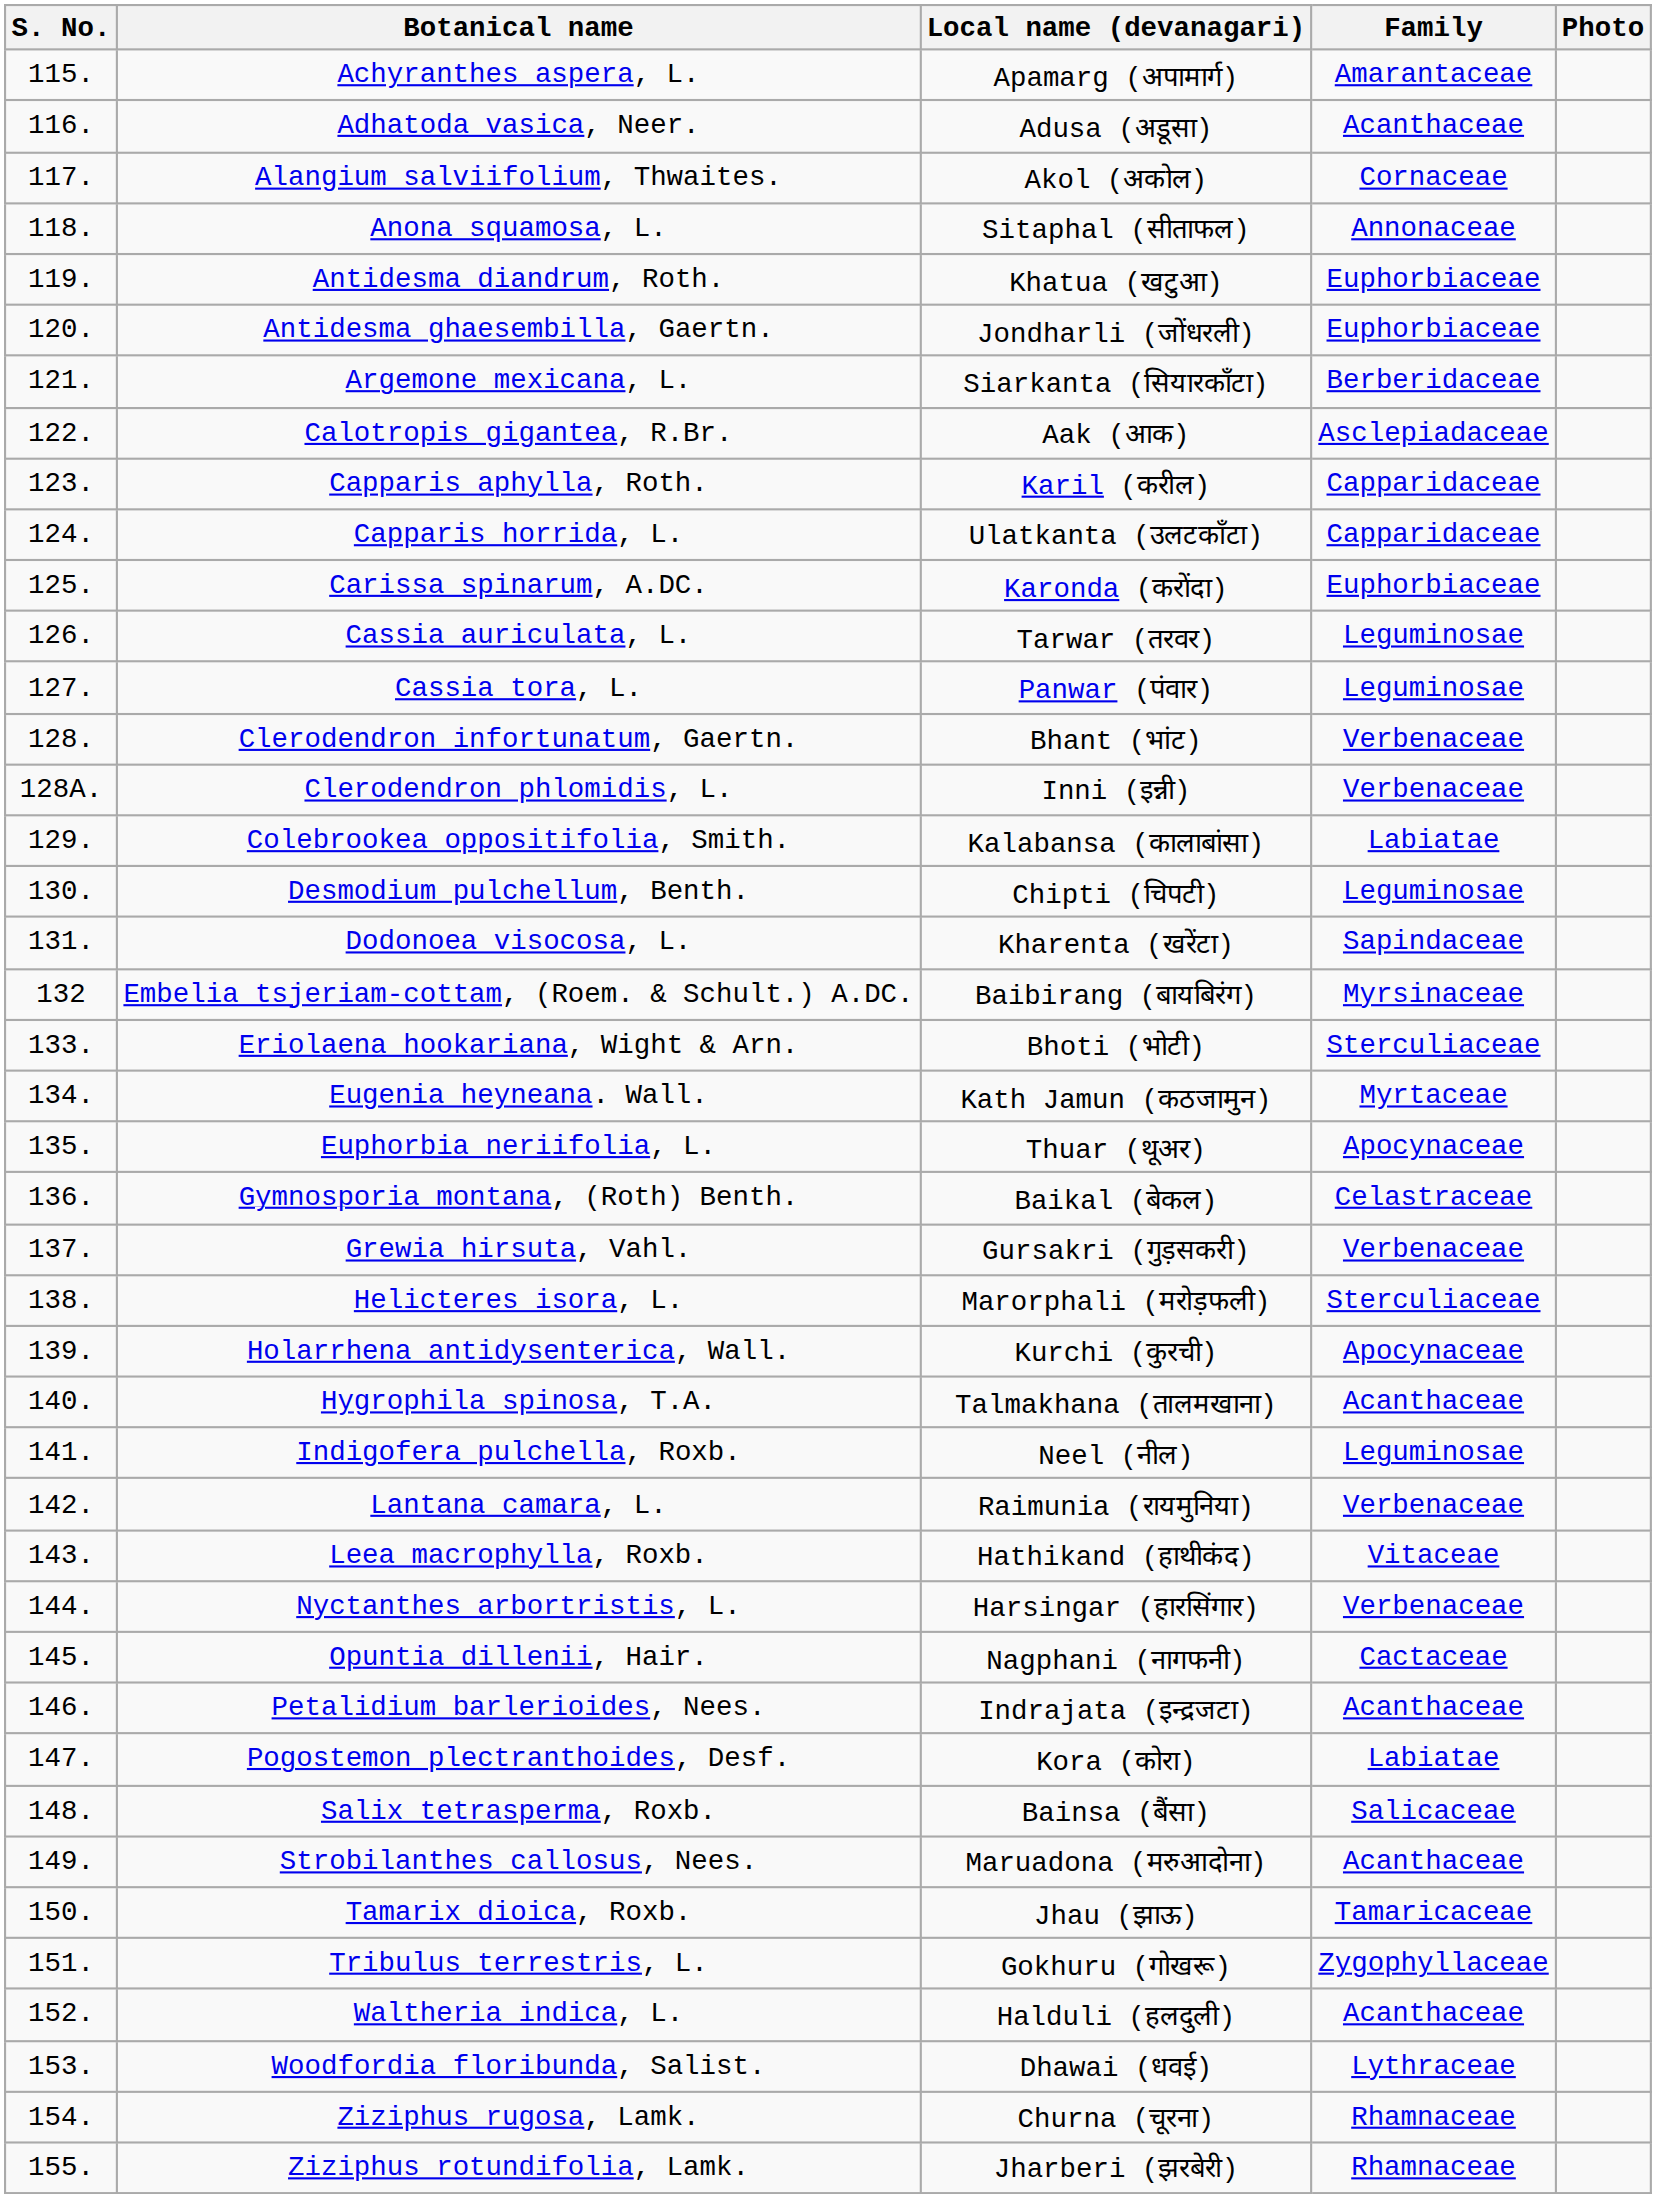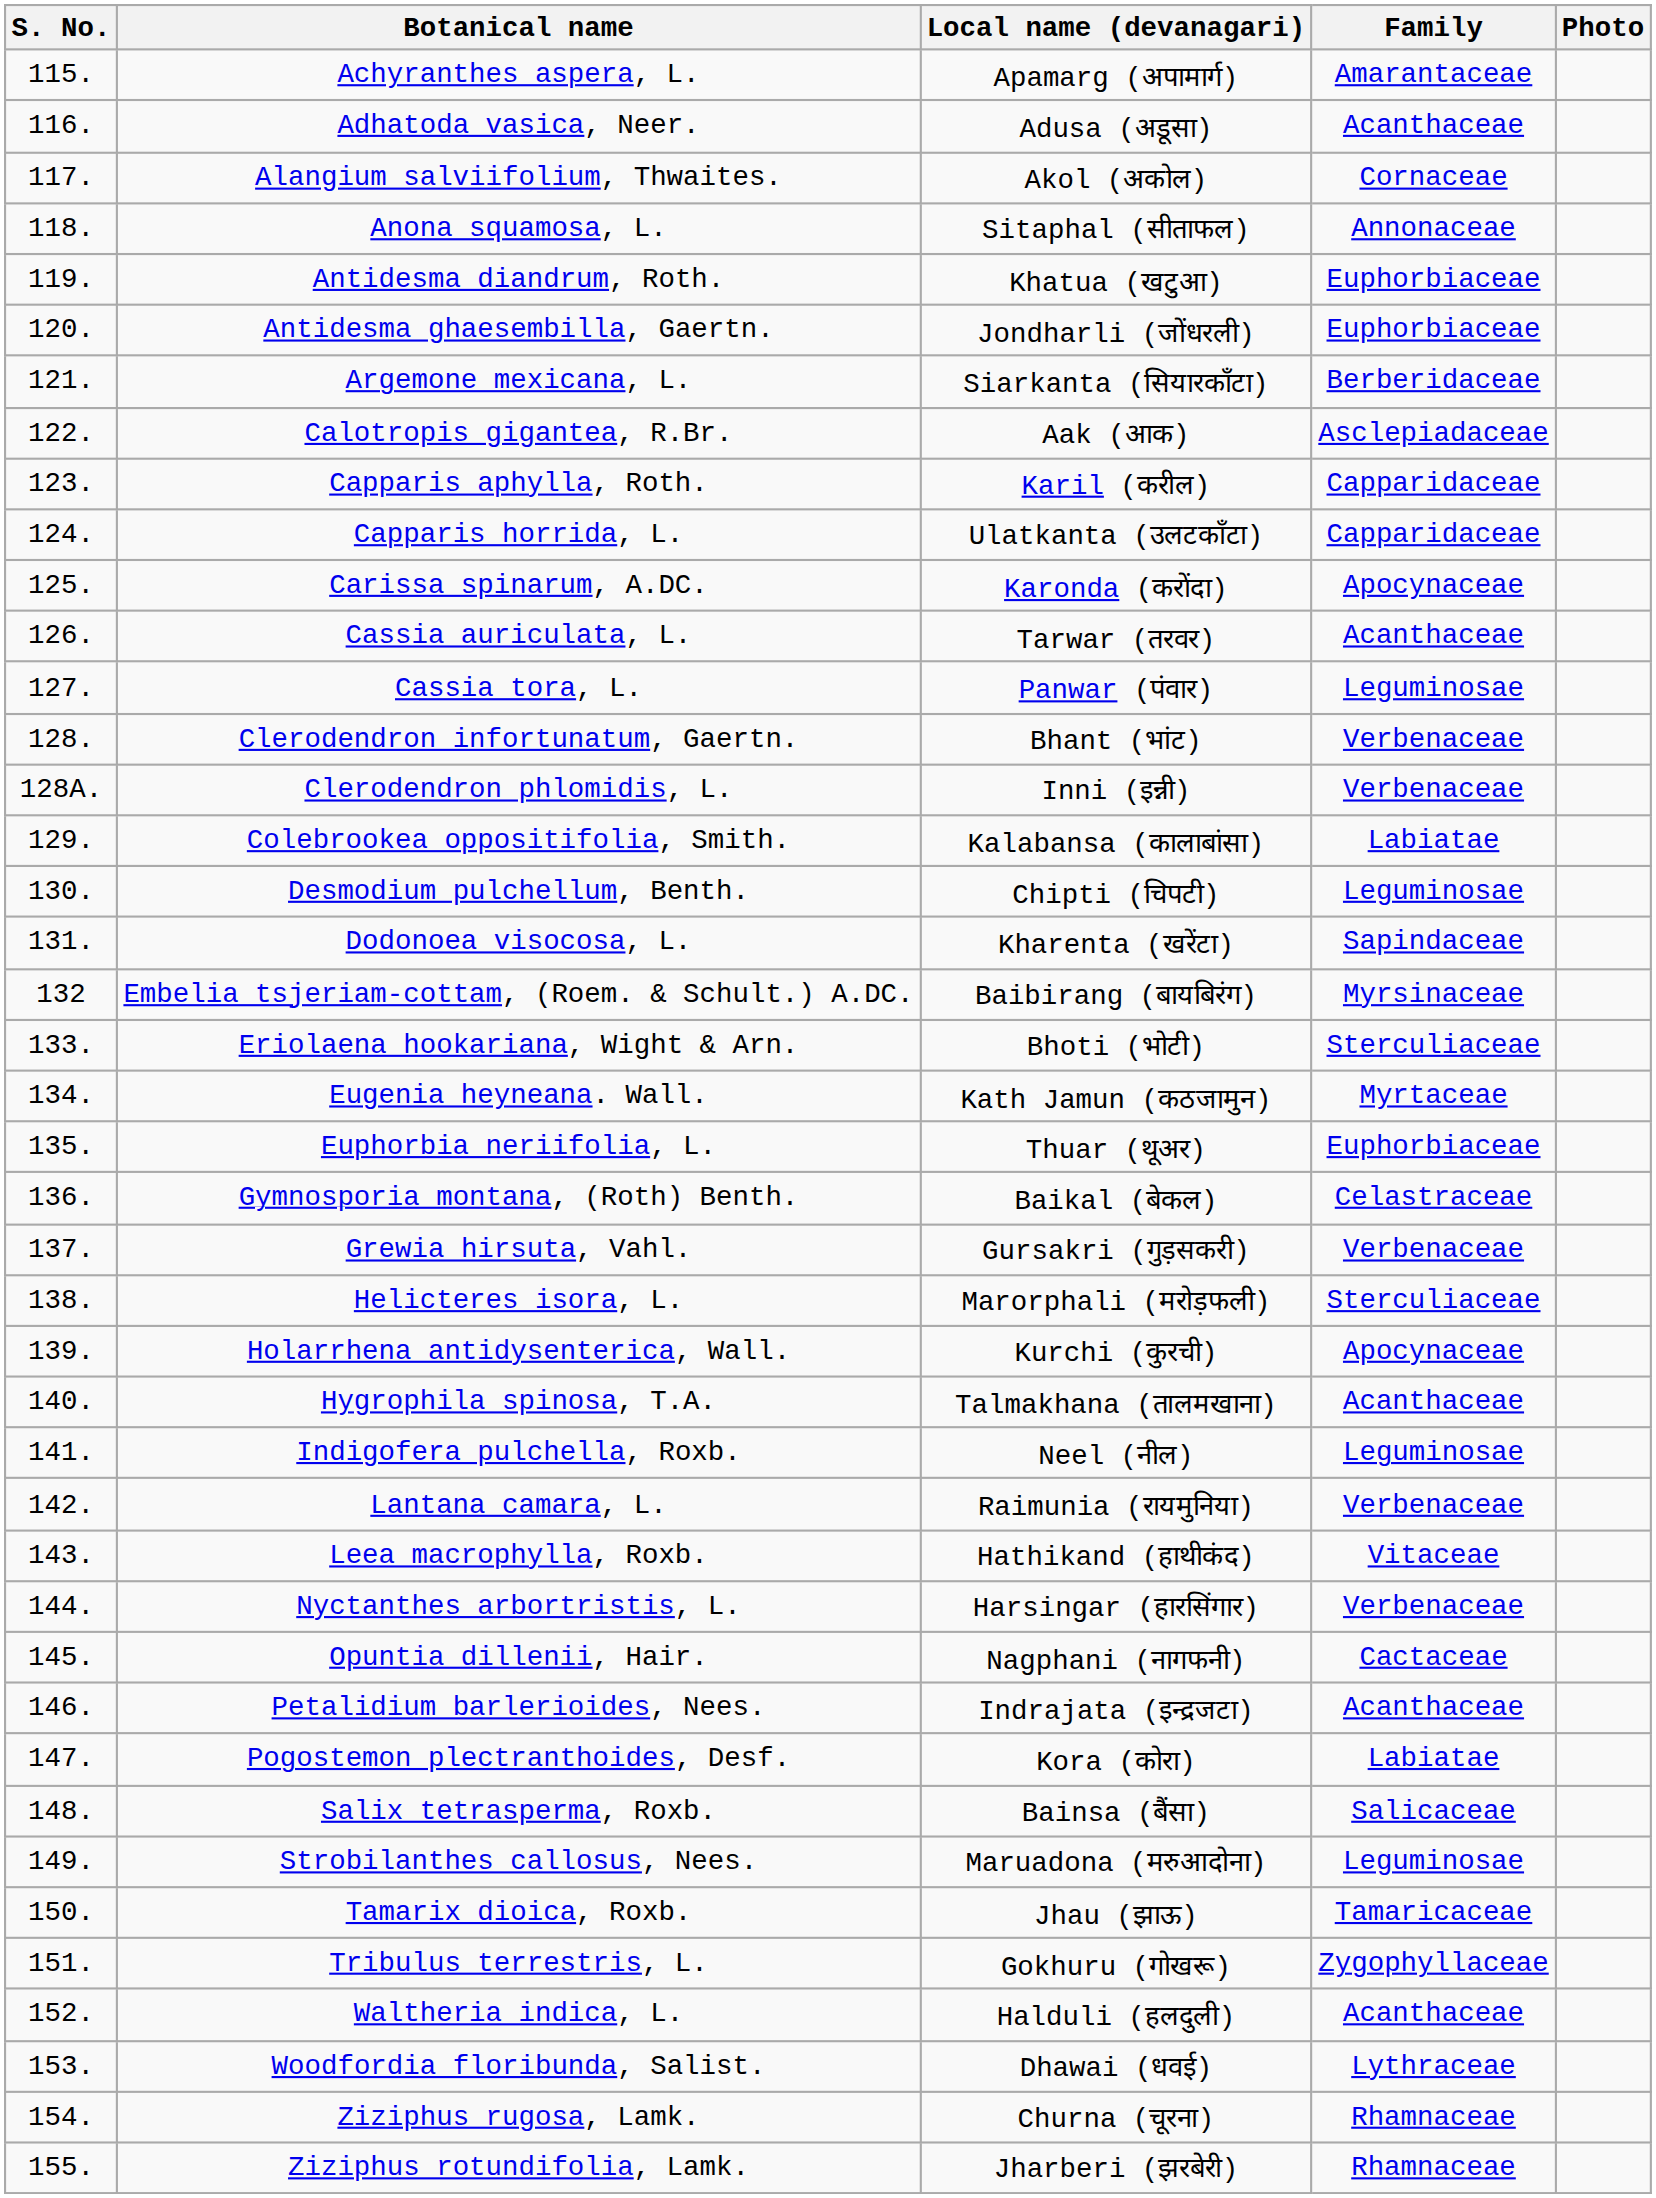(1434, 586) Euphorbiaceae -> (1434, 586) Apocynaceae
(1434, 637) Leguminosae -> (1434, 637) Acanthaceae
(1434, 1147) Apocynaceae -> (1434, 1147) Euphorbiaceae
(1434, 1862) Acanthaceae -> (1434, 1862) Leguminosae
